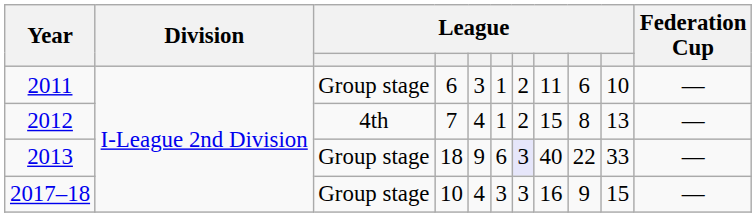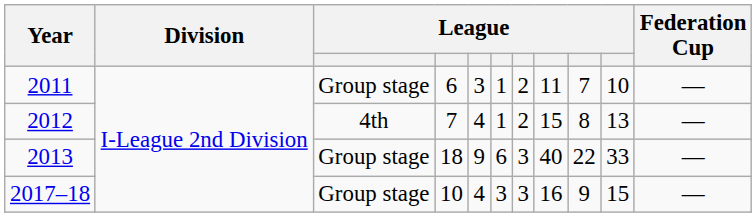(584, 84) 6 -> (584, 84) 7
(523, 157) lavender background -> (523, 157) no background
